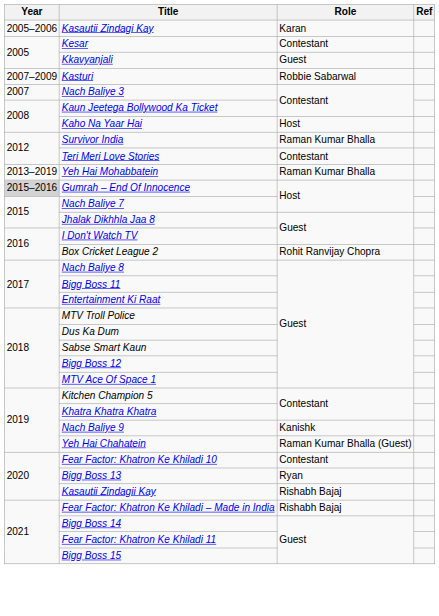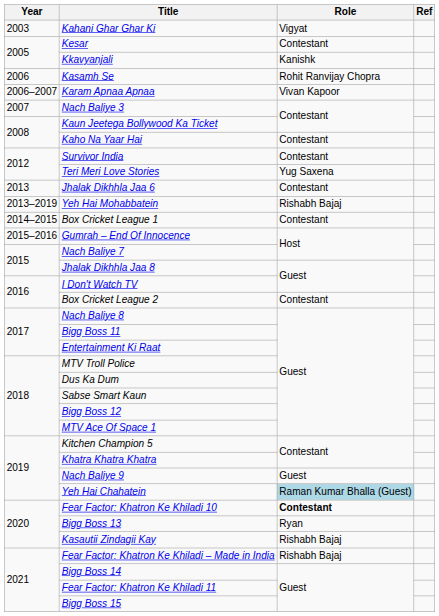+ row: (109, 28)
- row: (108, 28)
(293, 60) Guest -> (297, 60) Kanishk
+ row: (88, 76)
+ row: (108, 92)
- row: (77, 76)
(290, 124) Host -> (304, 140) Contestant
(327, 140) Raman Kumar Bhalla -> (304, 156) Contestant
(304, 156) Contestant -> (306, 172) Yug Saxena
+ row: (108, 188)
(327, 172) Raman Kumar Bhalla -> (310, 204) Rishabh Bajaj
+ row: (110, 220)
(32, 188) lightgrey background -> (32, 236) no background
(330, 252) Rohit Ranvijay Chopra -> (304, 300) Contestant
(297, 428) Kanishk -> (293, 476) Guest
(345, 444) no background -> (345, 492) lightblue background
(304, 460) normal -> (306, 508) bold
